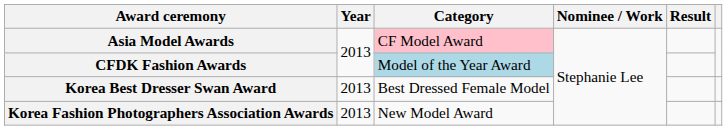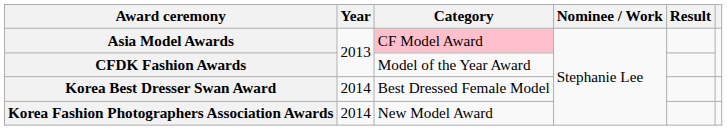(454, 64) lightblue background -> (454, 64) no background
(356, 88) 2013 -> (356, 88) 2014
(356, 112) 2013 -> (356, 112) 2014
